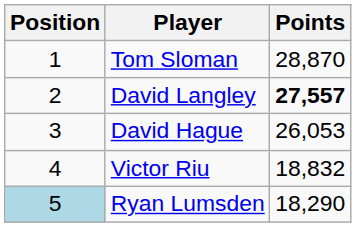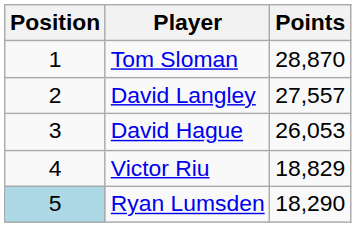(310, 95) bold -> (310, 95) normal
(310, 167) 18,832 -> (310, 167) 18,829
